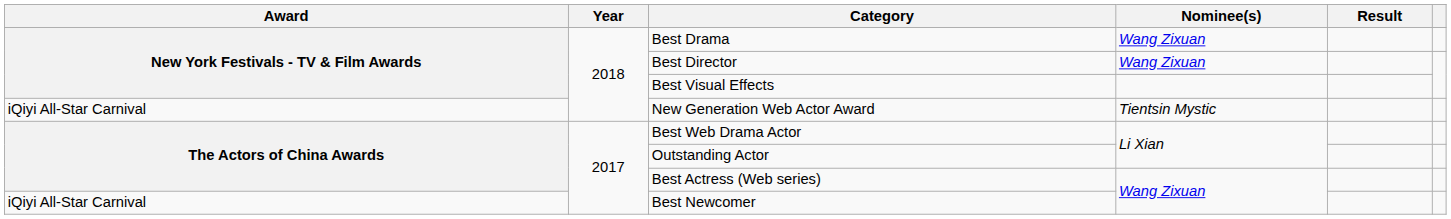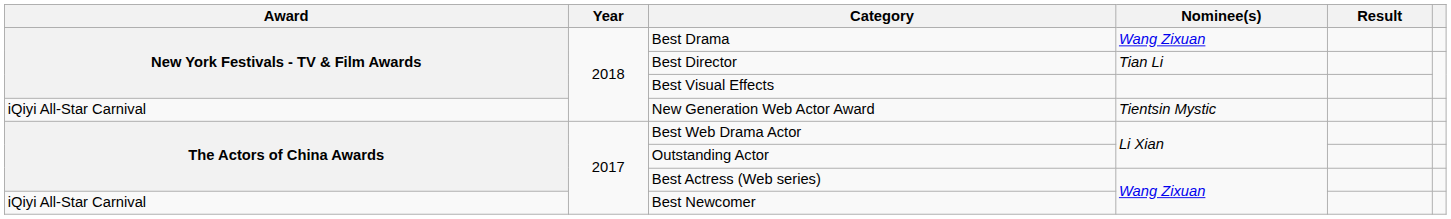(1162, 62) Wang Zixuan -> (1141, 62) Tian Li
